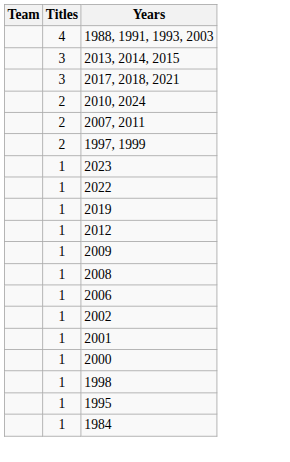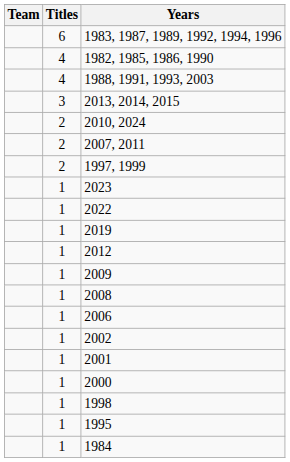+ row: (183, 36)
+ row: (149, 58)
- row: (132, 79)
